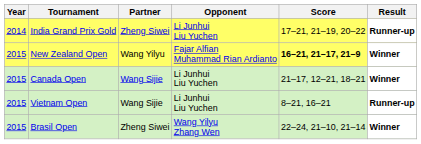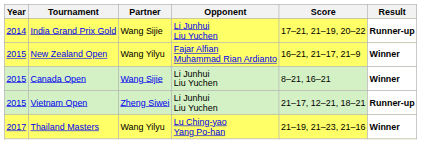(145, 31) Zheng Siwei -> (142, 31) Wang Sijie
(321, 55) bold -> (321, 55) normal
(323, 79) 21–17, 12–21, 18–21 -> (306, 79) 8–21, 16–21
(142, 103) Wang Sijie -> (145, 103) Zheng Siwei
(306, 103) 8–21, 16–21 -> (323, 103) 21–17, 12–21, 18–21
- row: (54, 127)
+ row: (65, 127)
